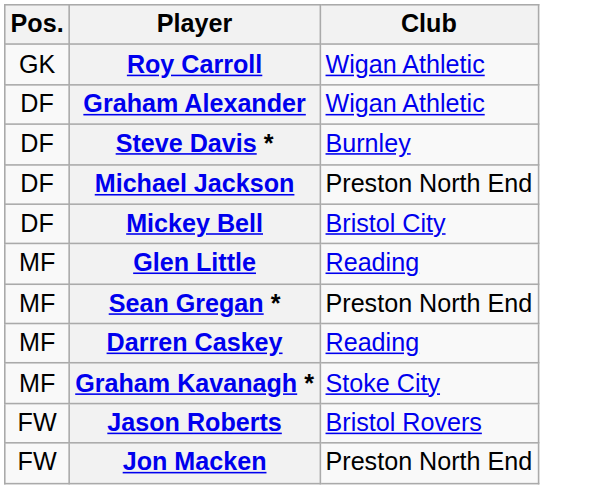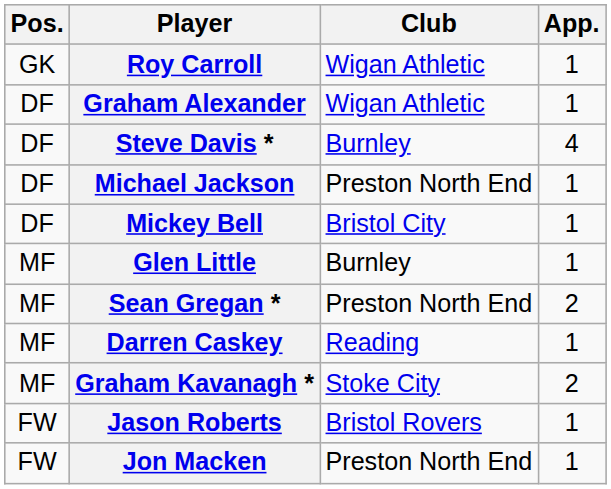+ column: (572, 24)
(372, 263) Reading -> (368, 263) Burnley
